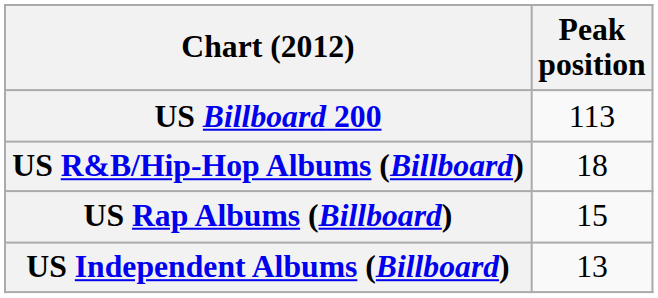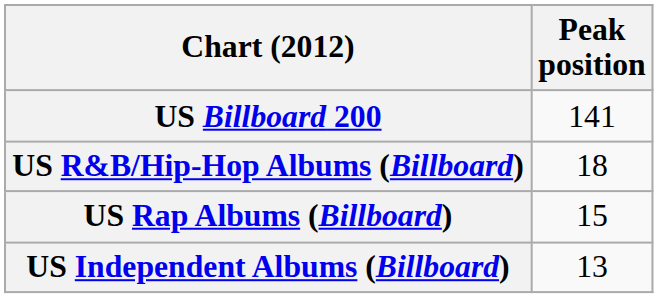(592, 115) 113 -> (592, 115) 141
